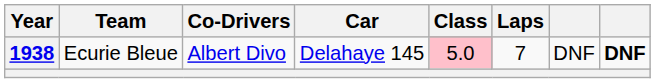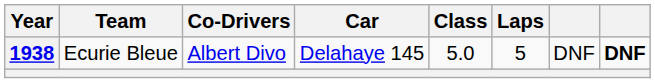(461, 53) pink background -> (461, 53) no background
(520, 53) 7 -> (520, 53) 5
